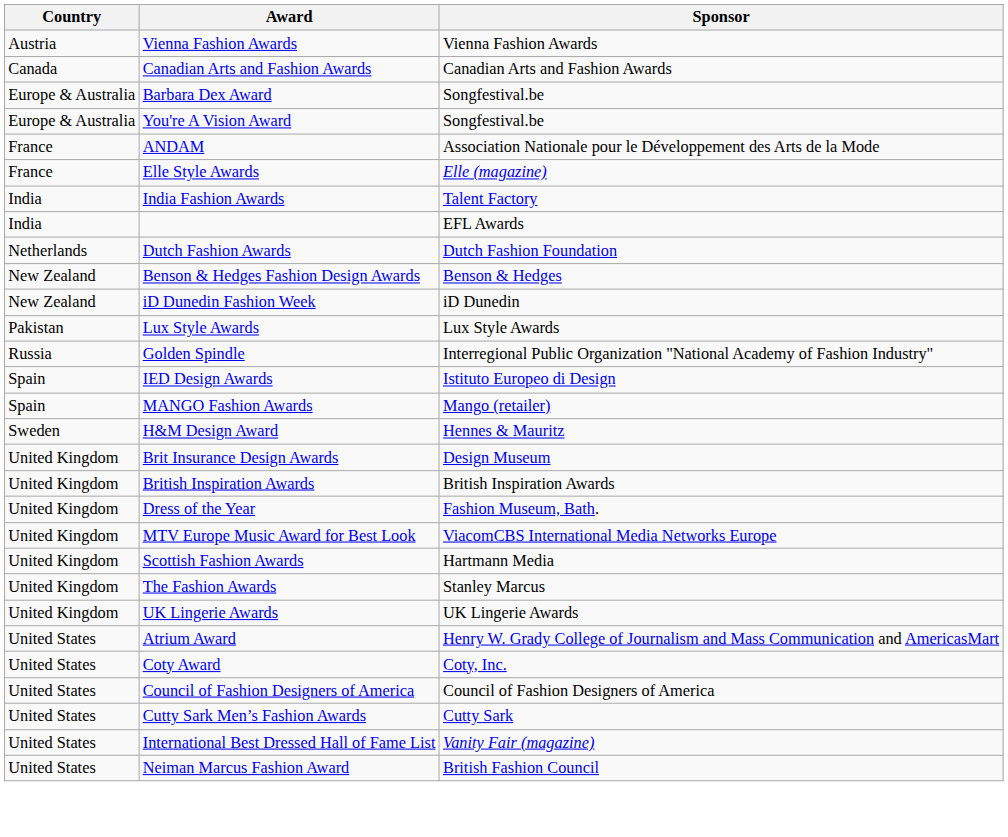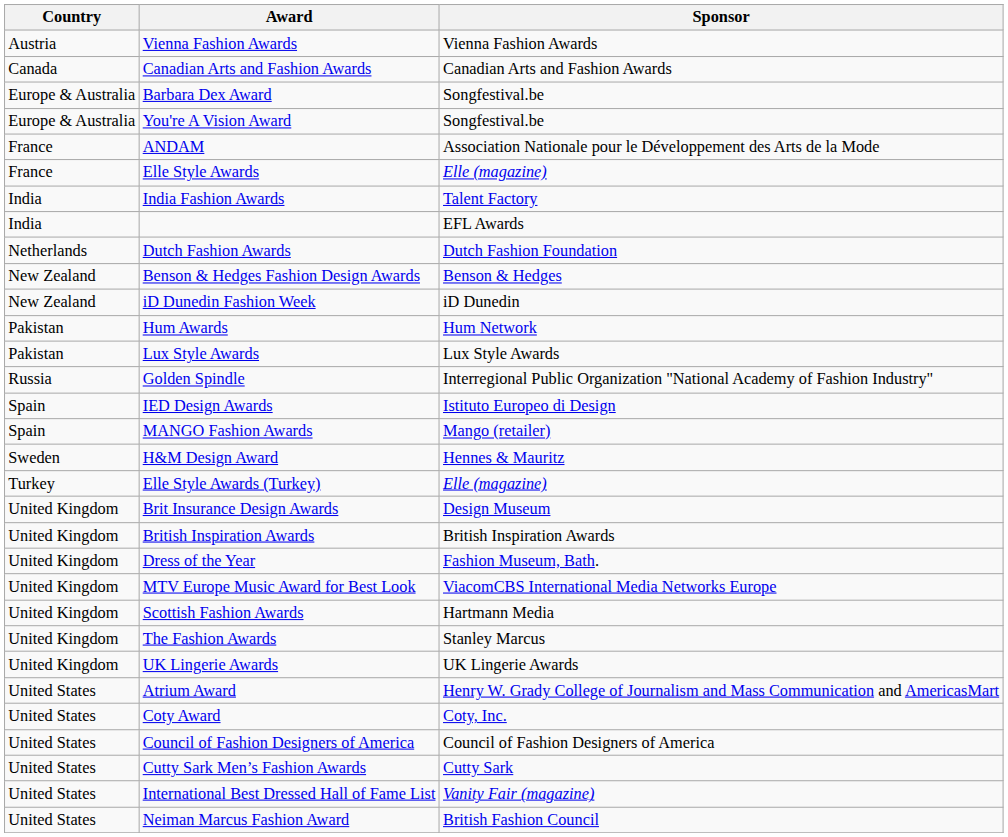+ row: (185, 328)
+ row: (232, 483)
